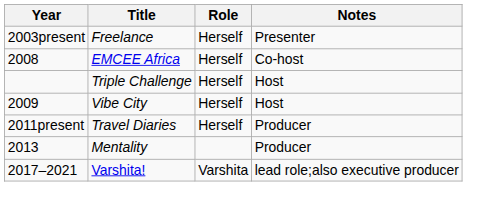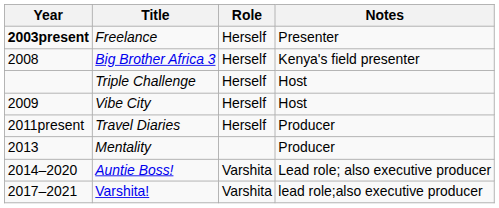(46, 37) normal -> (48, 37) bold
+ row: (155, 59)
- row: (136, 59)
+ row: (134, 170)
